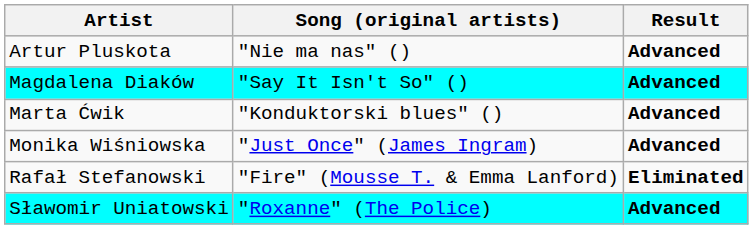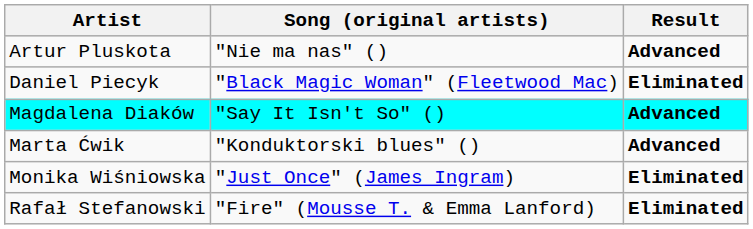+ row: (84, 83)
(674, 146) Advanced -> (686, 177) Eliminated
- row: (119, 209)
